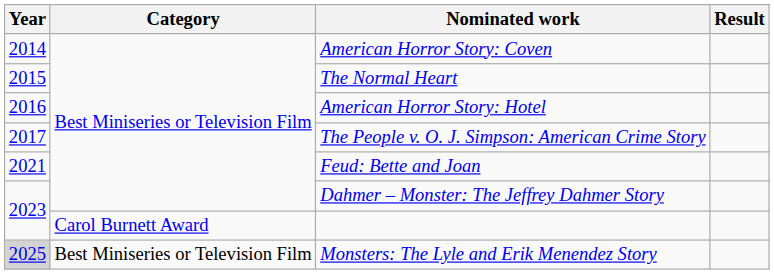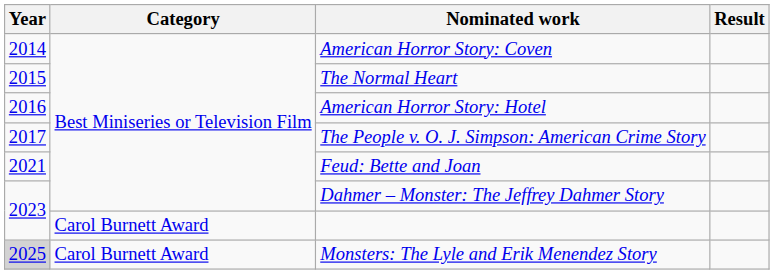(183, 254) Best Miniseries or Television Film -> (132, 254) Carol Burnett Award
